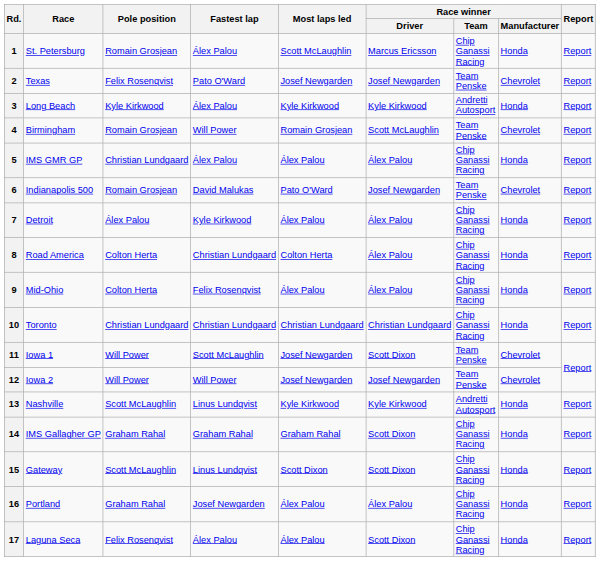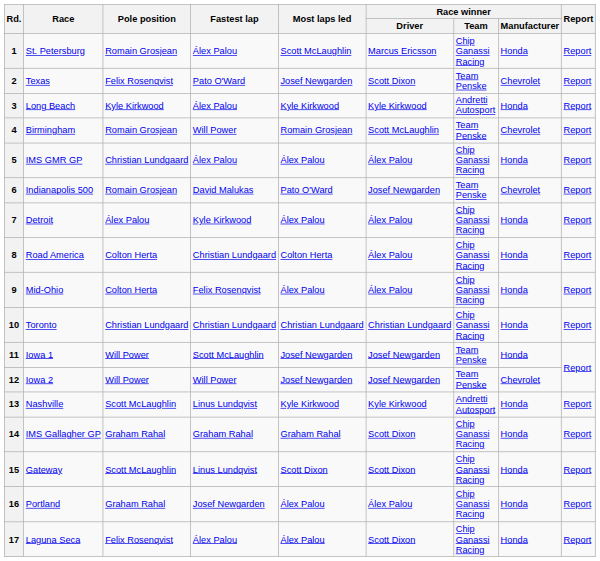(404, 80) Josef Newgarden -> (392, 80) Scott Dixon
(392, 354) Scott Dixon -> (404, 354) Josef Newgarden
(520, 354) Chevrolet -> (514, 354) Honda
